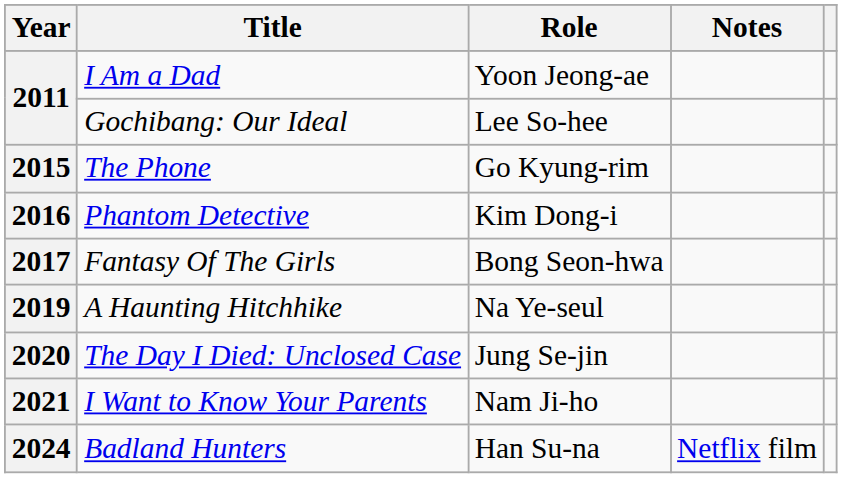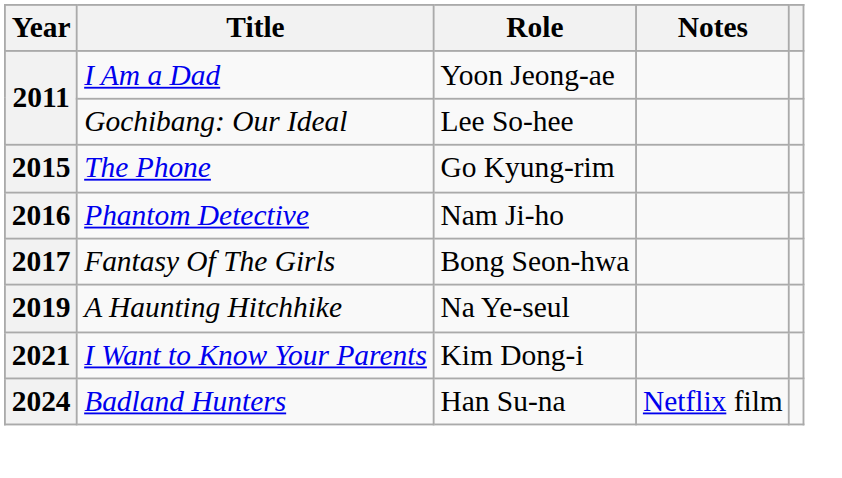(546, 214) Kim Dong-i -> (502, 214) Nam Ji-ho
- row: (273, 354)
(536, 401) Nam Ji-ho -> (512, 354) Kim Dong-i
